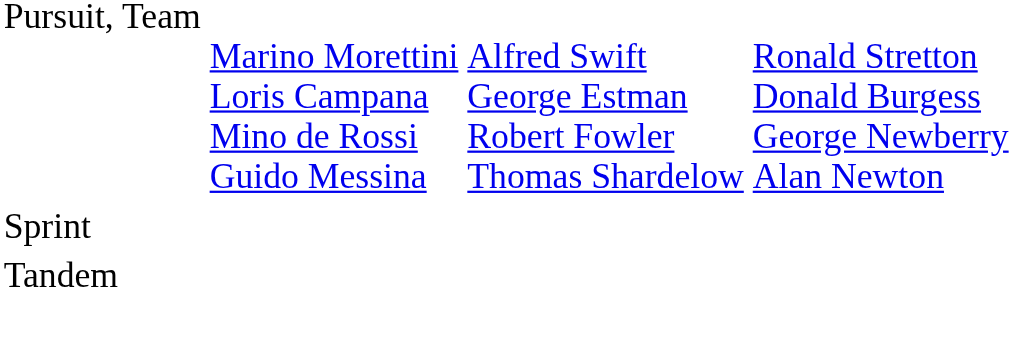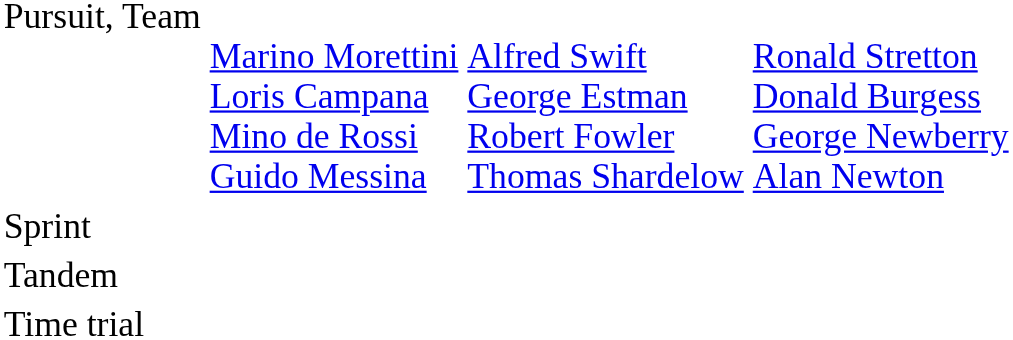+ row: (74, 323)
